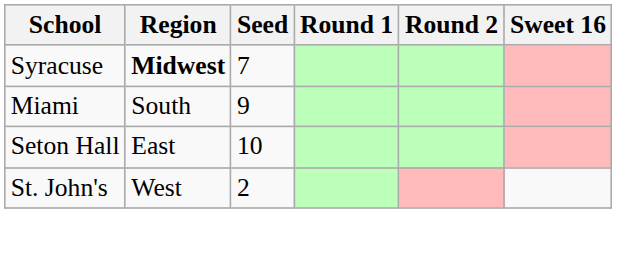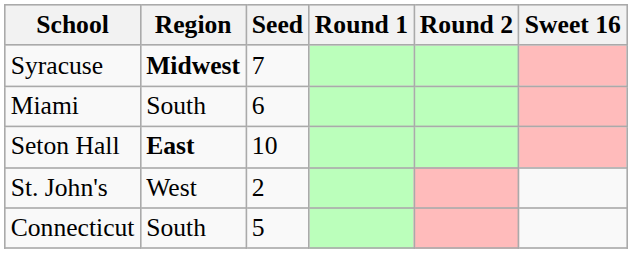(243, 106) 9 -> (258, 106) 6
(153, 146) normal -> (170, 146) bold
+ row: (73, 227)
